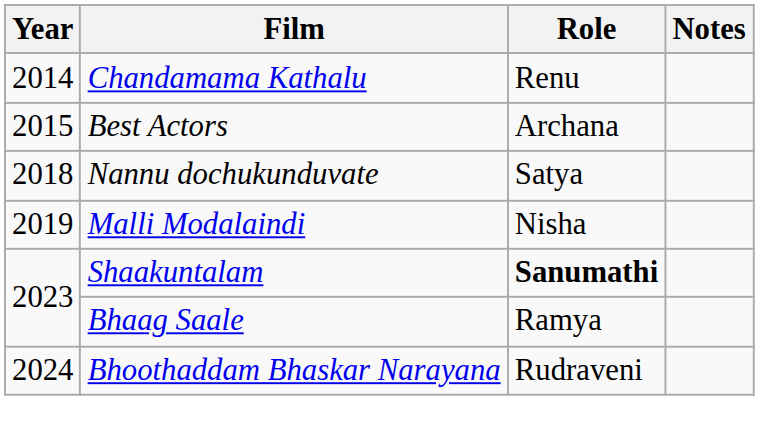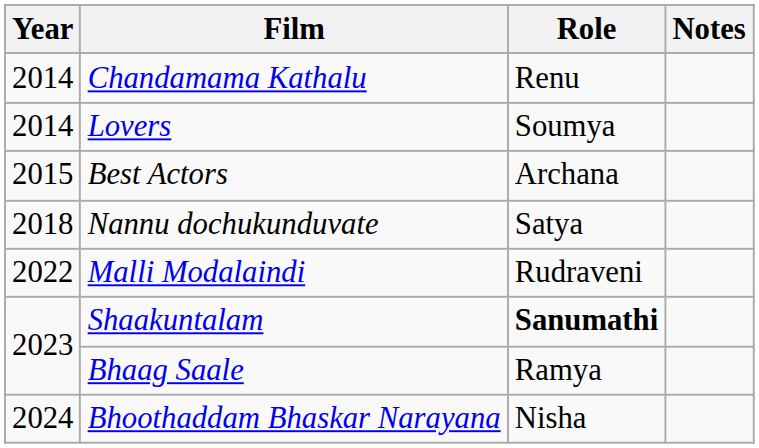+ row: (129, 126)
(43, 223) 2019 -> (43, 272) 2022
(551, 223) Nisha -> (579, 272) Rudraveni
(579, 369) Rudraveni -> (551, 418) Nisha
